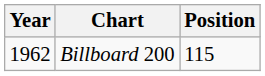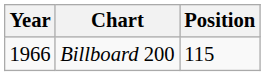(30, 53) 1962 -> (30, 53) 1966
